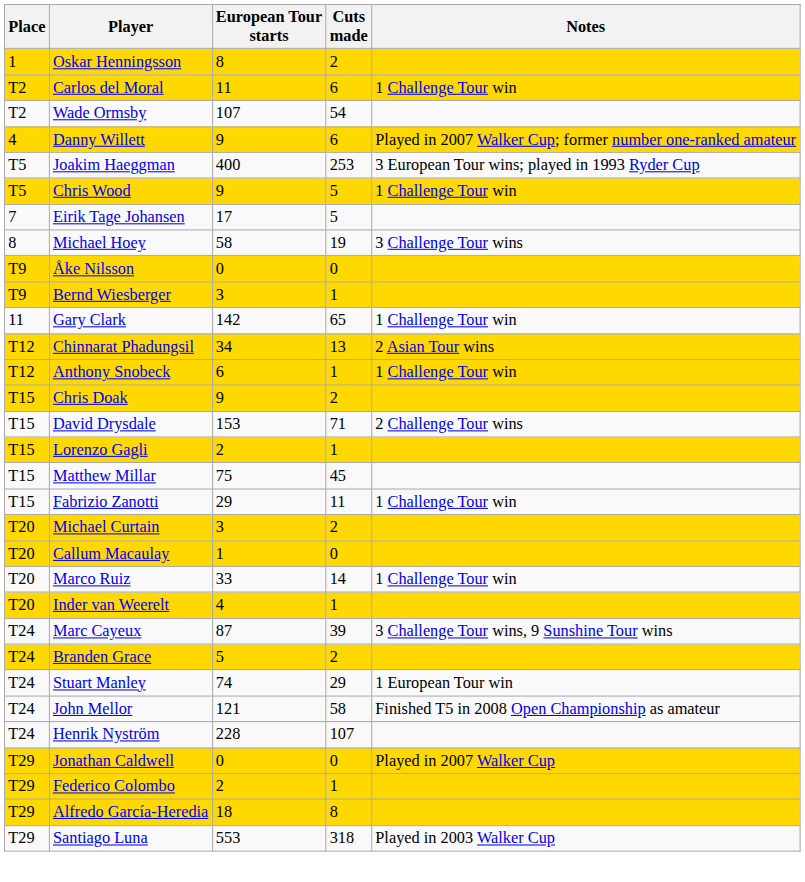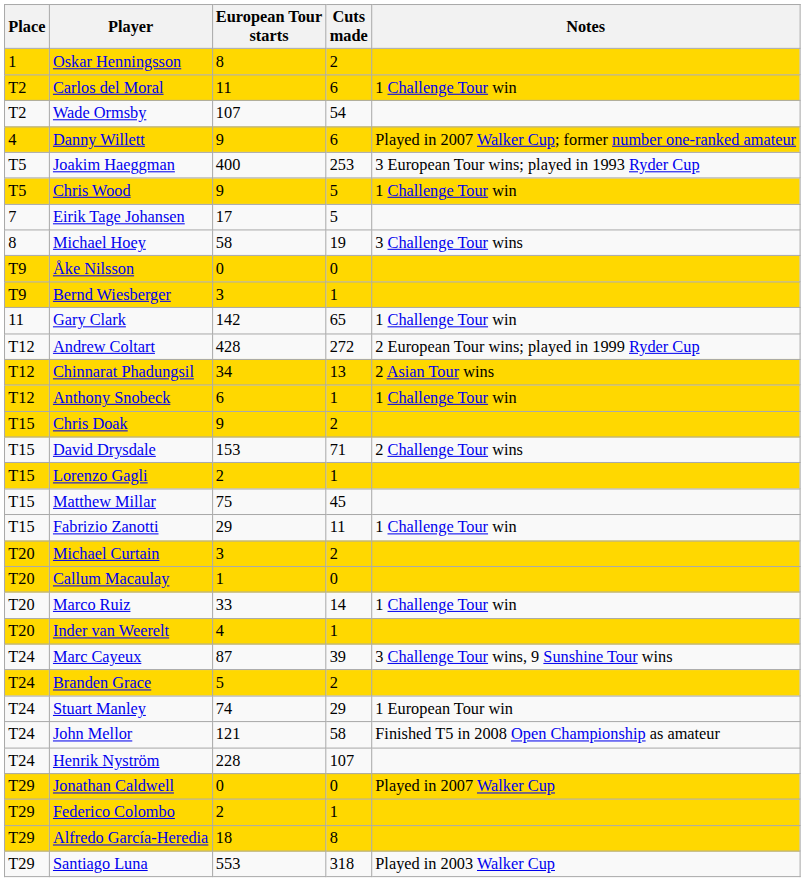+ row: (104, 346)
